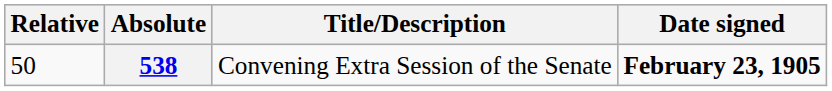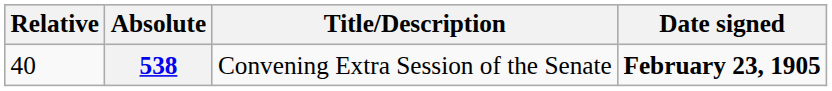(23, 64) 50 -> (23, 64) 40
